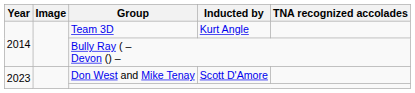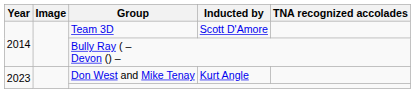(224, 30) Kurt Angle -> (234, 30) Scott D'Amore
(234, 75) Scott D'Amore -> (224, 75) Kurt Angle
